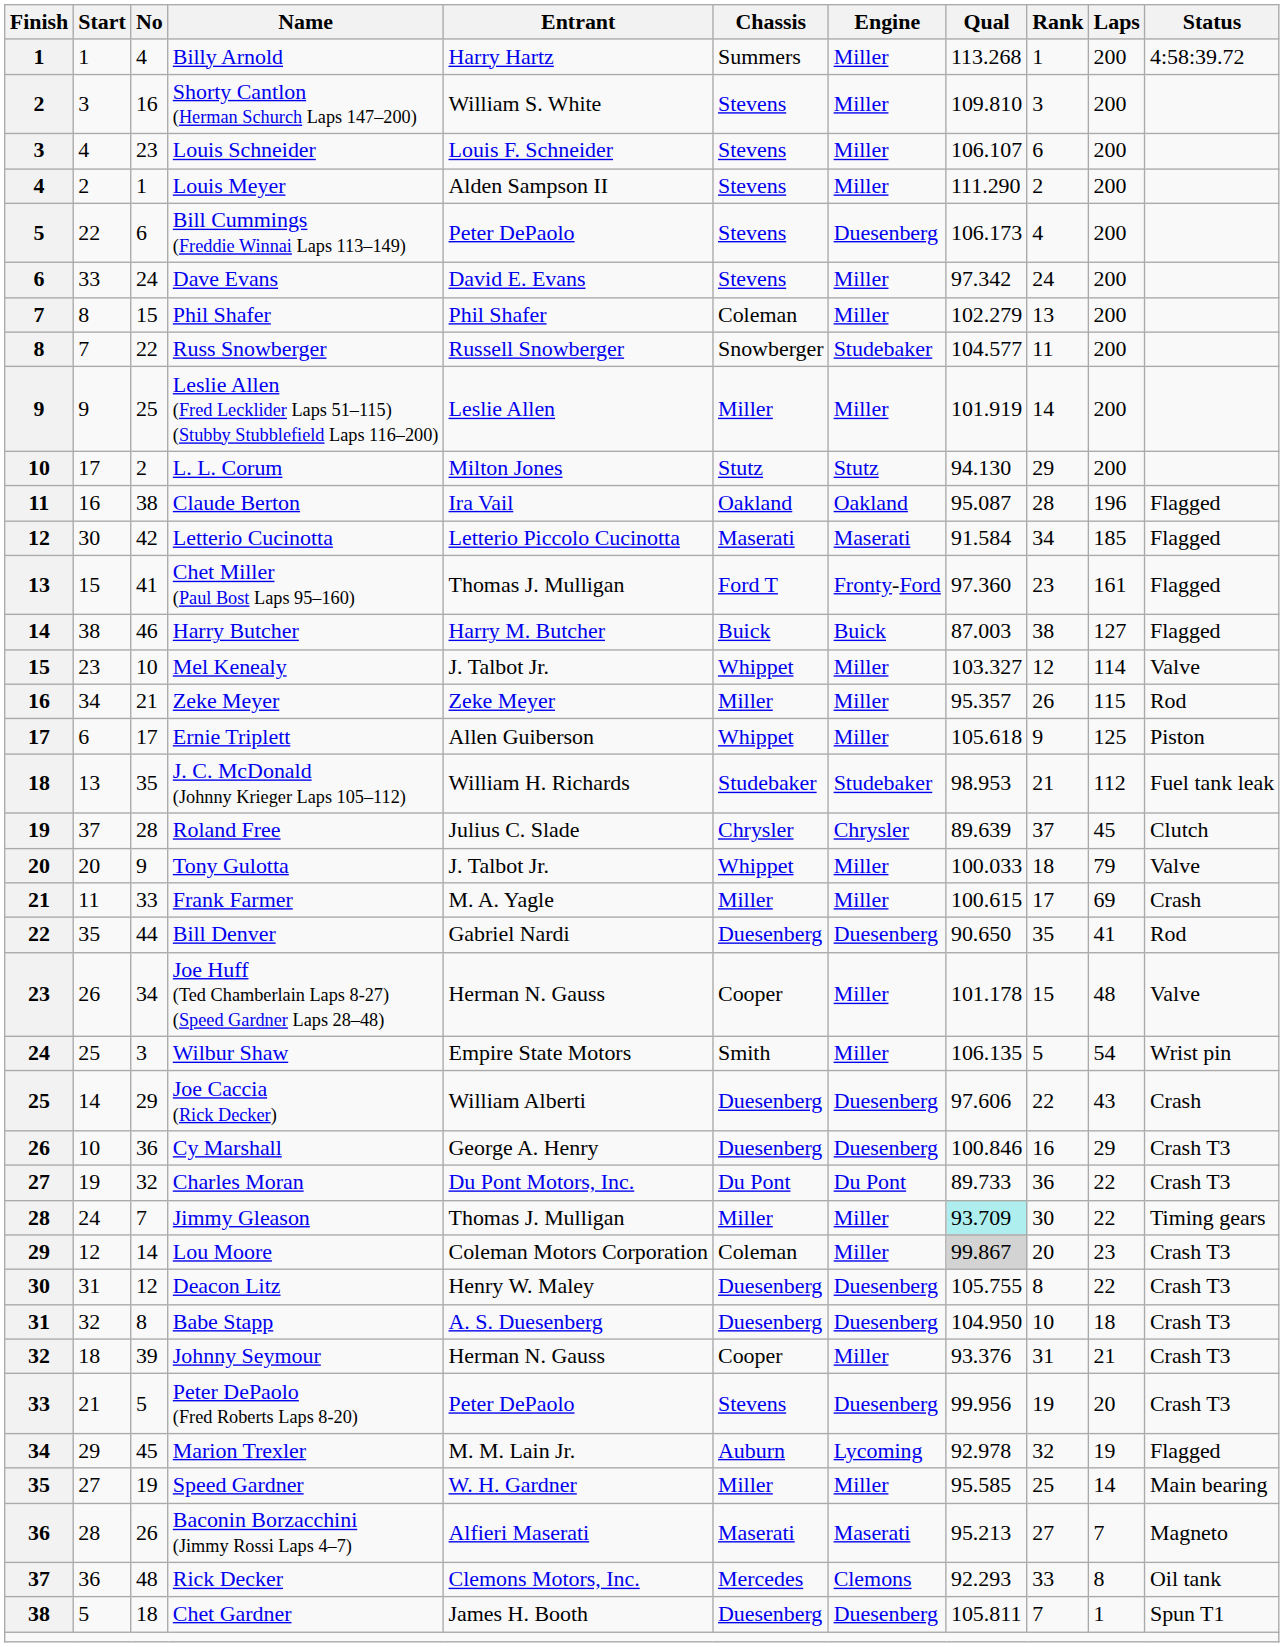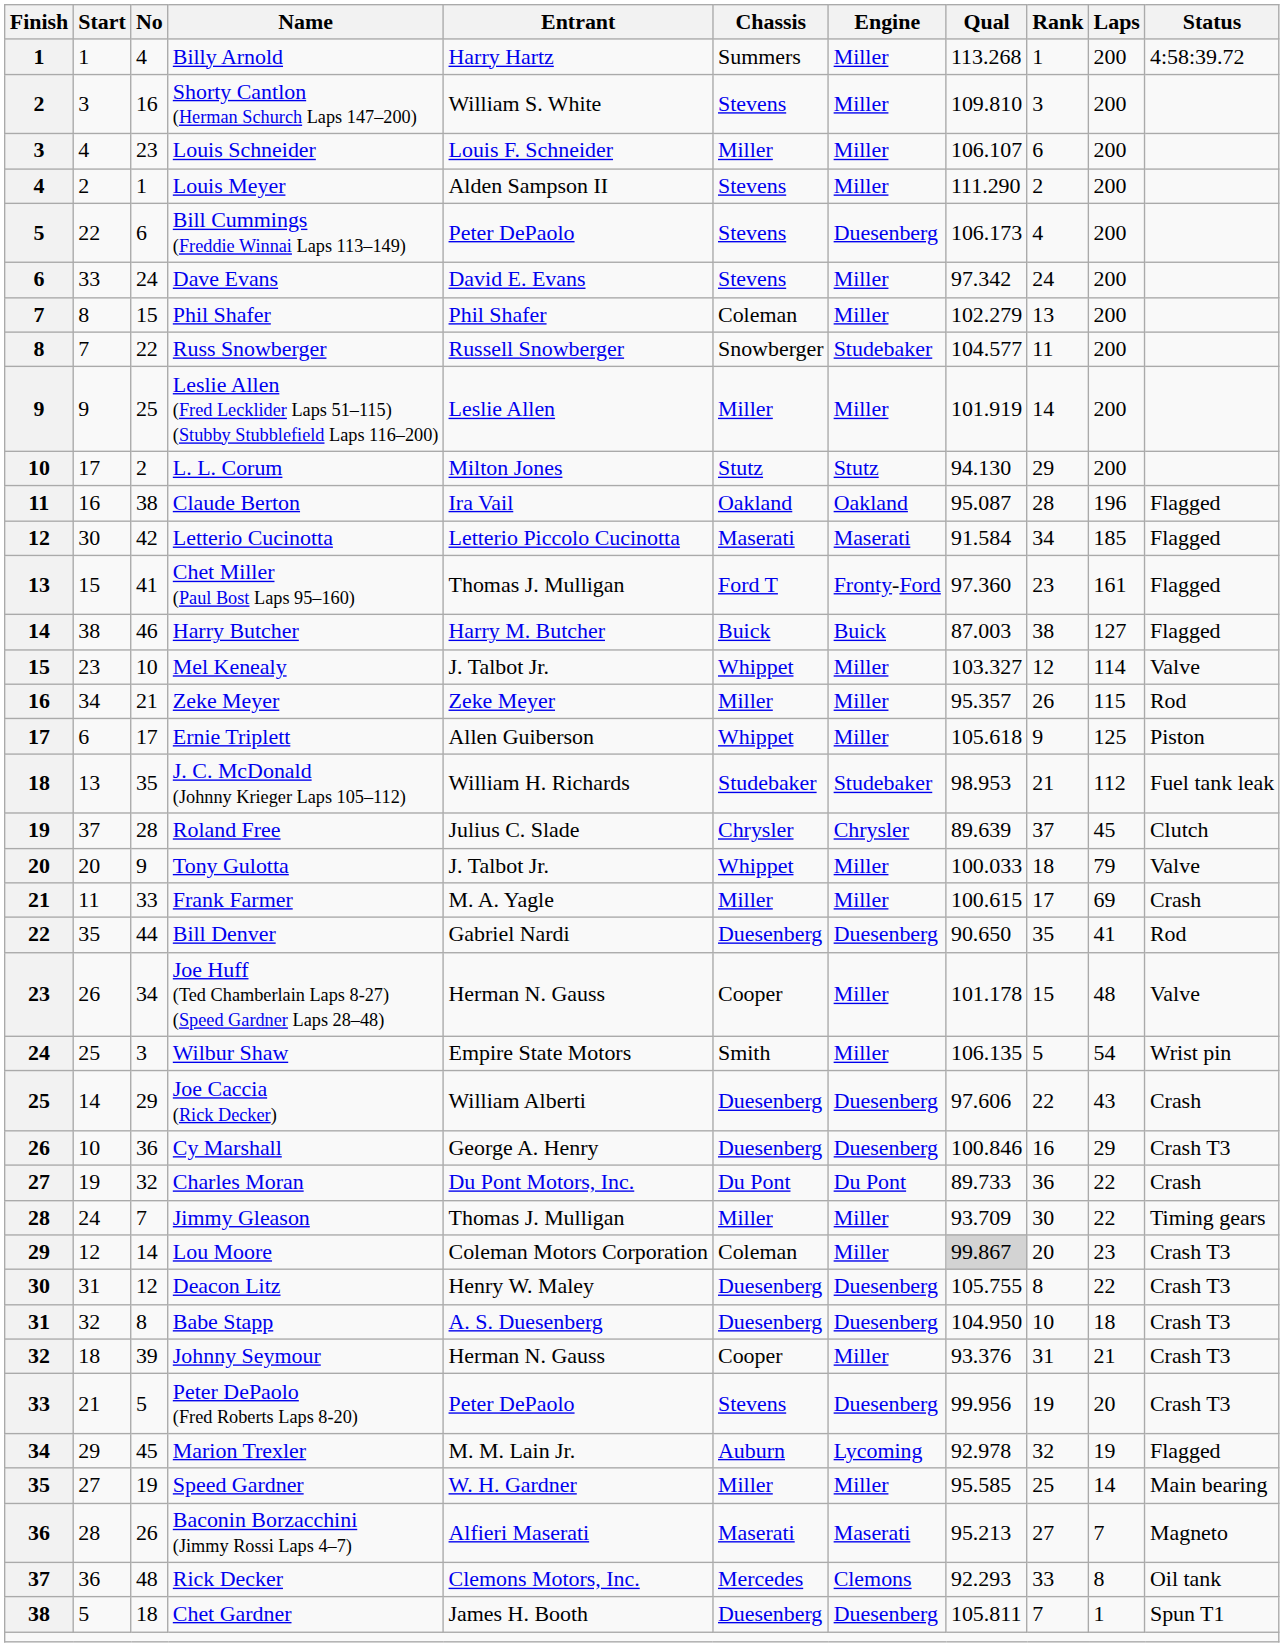(752, 150) Stevens -> (745, 150) Miller
(1190, 1182) Crash T3 -> (1176, 1182) Crash
(981, 1217) paleturquoise background -> (981, 1217) no background
